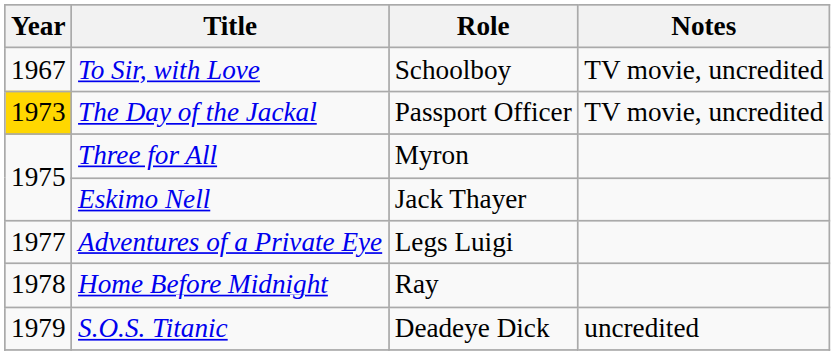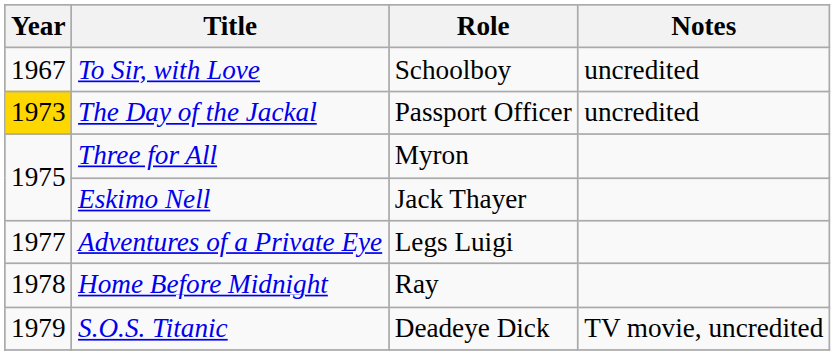(704, 69) TV movie, uncredited -> (642, 69) uncredited
(704, 112) TV movie, uncredited -> (642, 112) uncredited
(642, 328) uncredited -> (704, 328) TV movie, uncredited
